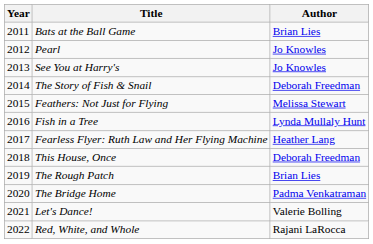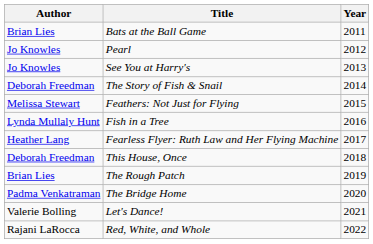columns swapped: (18, 13) <-> (319, 13)
